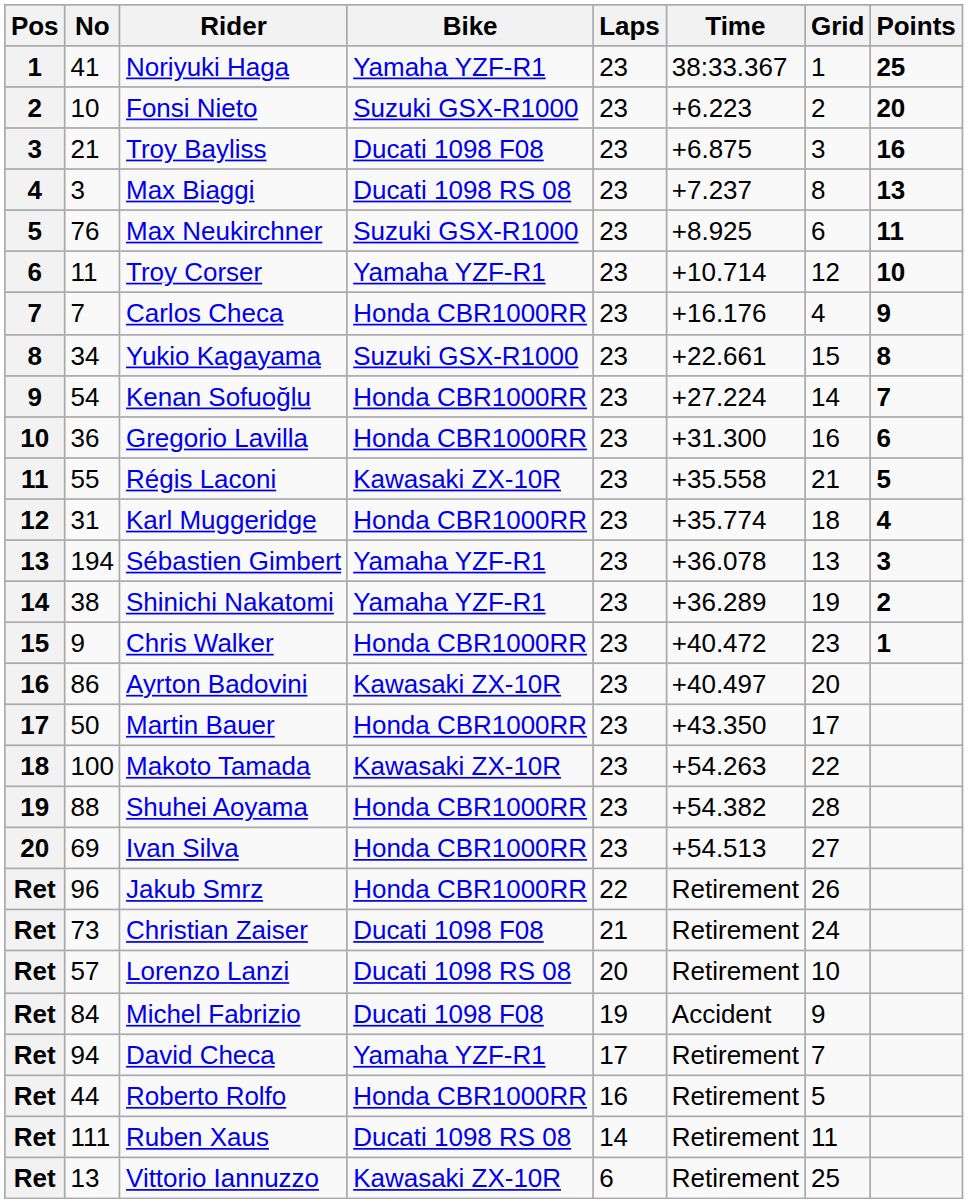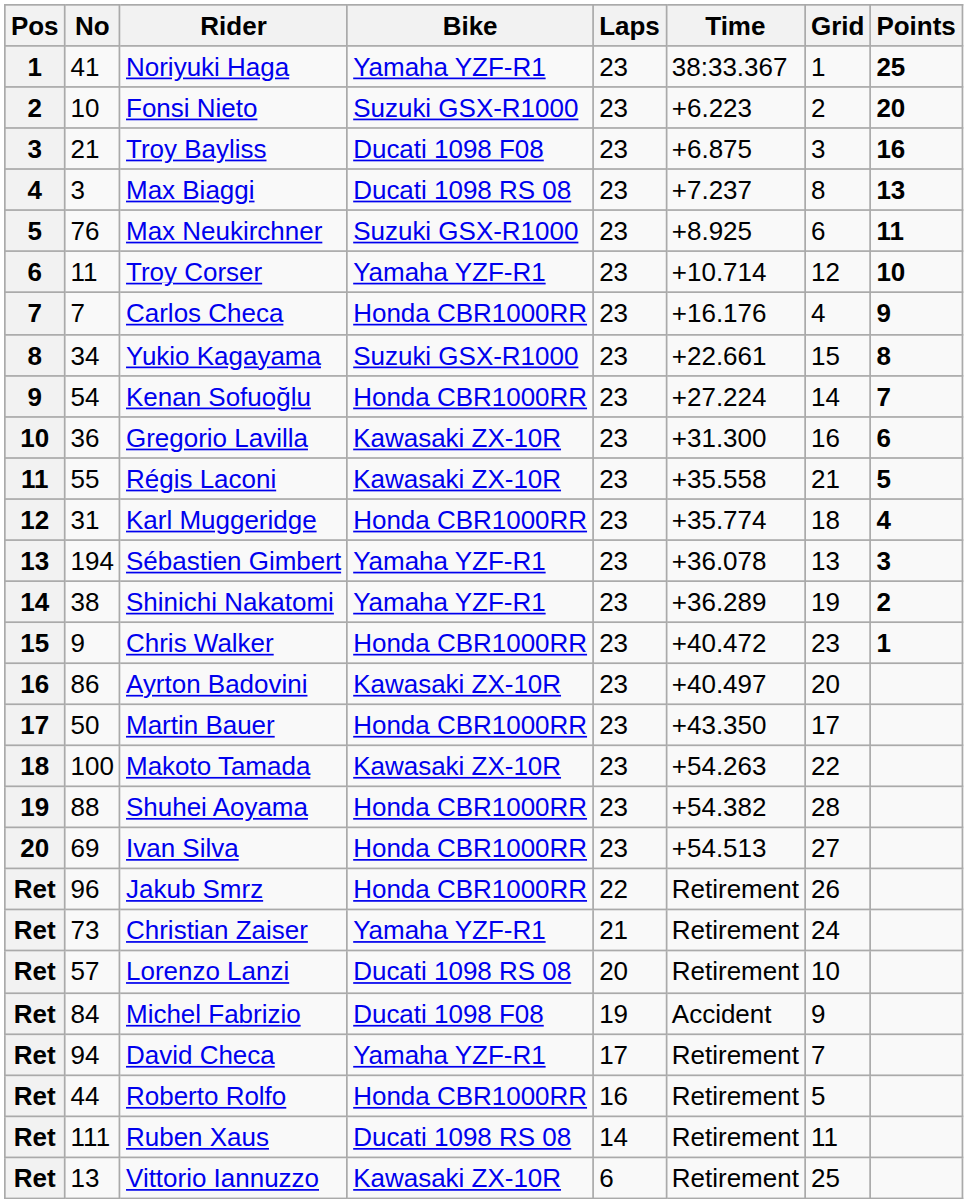(470, 437) Honda CBR1000RR -> (457, 437) Kawasaki ZX-10R
(448, 931) Ducati 1098 F08 -> (449, 931) Yamaha YZF-R1
